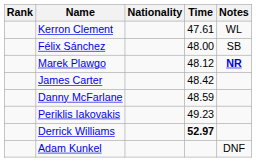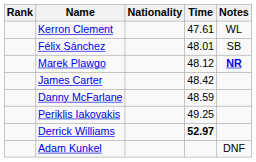(201, 47) 48.00 -> (201, 47) 48.01
(201, 115) 49.23 -> (201, 115) 49.25
